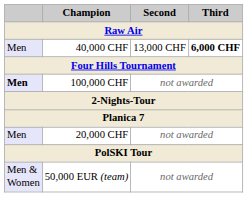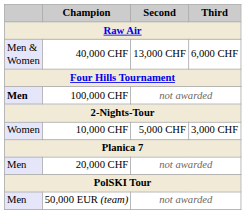(17, 48) Men -> (23, 54) Men & Women
(215, 48) bold -> (215, 54) normal
+ row: (102, 130)
(23, 176) Men & Women -> (17, 200) Men
